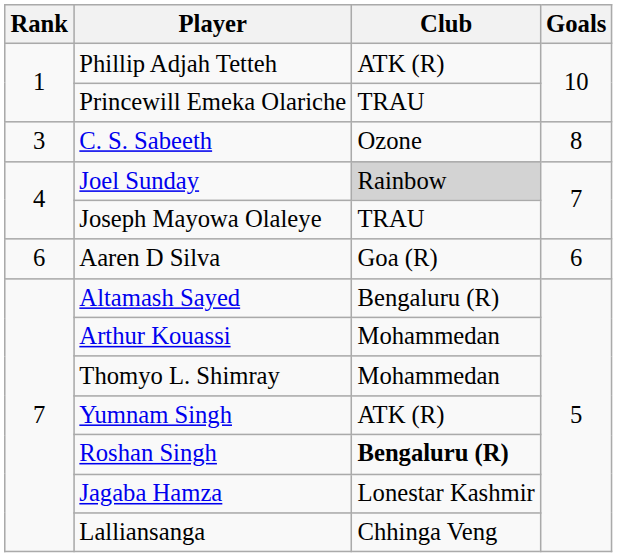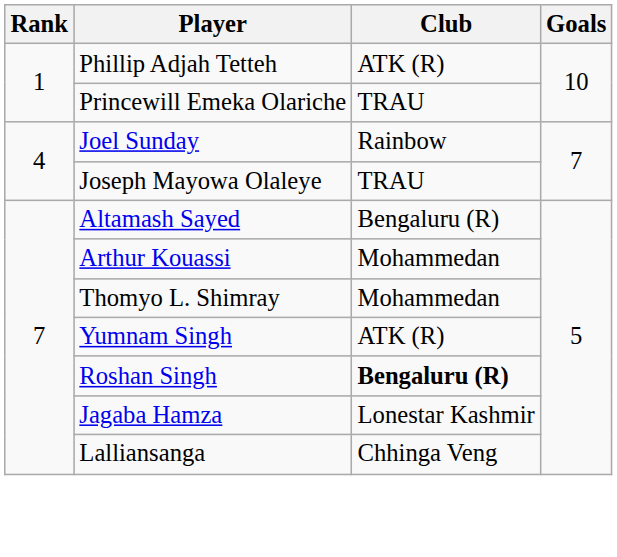- row: (146, 141)
(402, 180) lightgrey background -> (402, 141) no background
- row: (150, 258)
